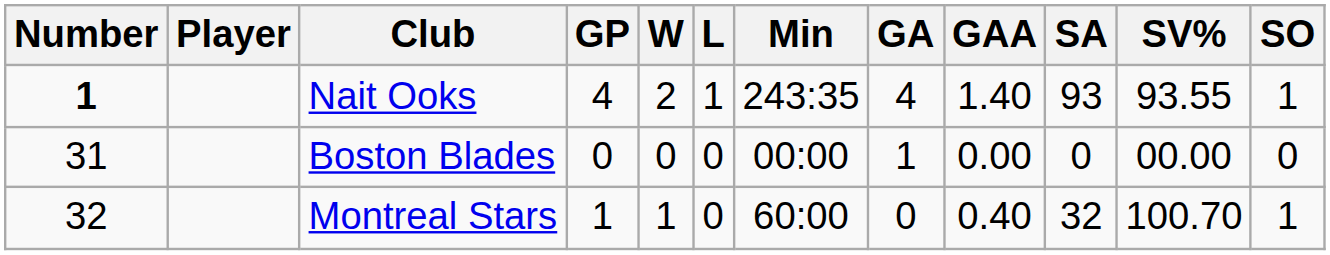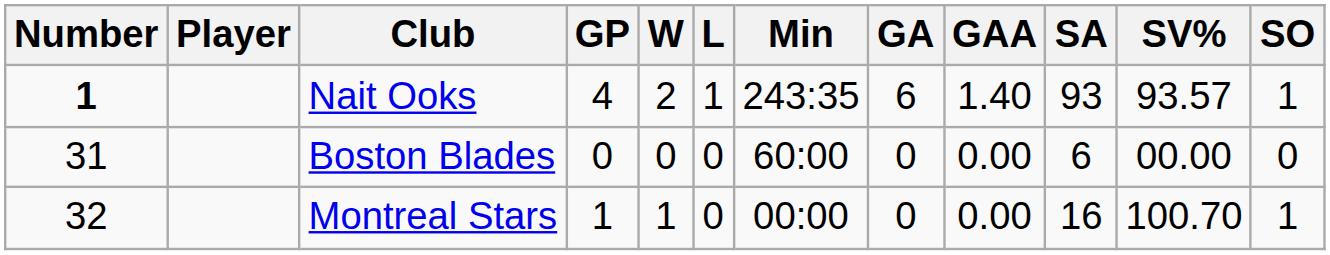(906, 95) 4 -> (906, 95) 6
(1184, 95) 93.55 -> (1184, 95) 93.57
(801, 156) 00:00 -> (801, 156) 60:00
(906, 156) 1 -> (906, 156) 0
(1081, 156) 0 -> (1081, 156) 6
(801, 216) 60:00 -> (801, 216) 00:00
(995, 216) 0.40 -> (995, 216) 0.00
(1081, 216) 32 -> (1081, 216) 16
